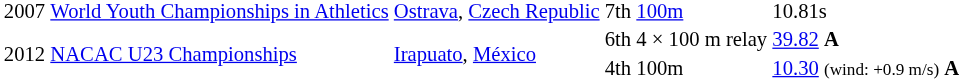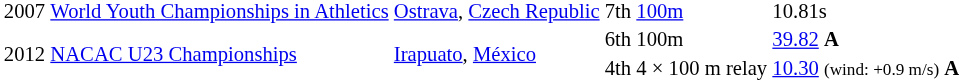(702, 39) 4 × 100 m relay -> (660, 39) 100m
(660, 68) 100m -> (702, 68) 4 × 100 m relay
